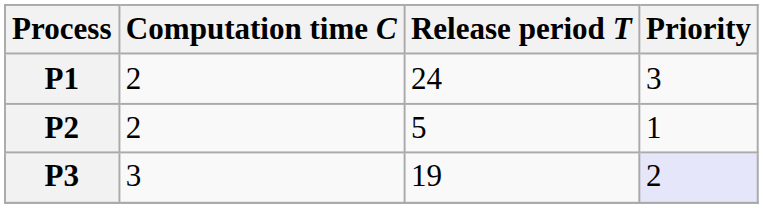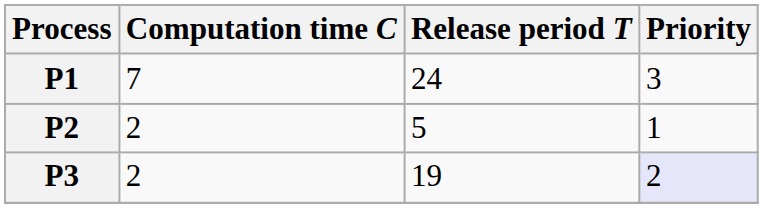(134, 78) 2 -> (134, 78) 7
(134, 176) 3 -> (134, 176) 2
